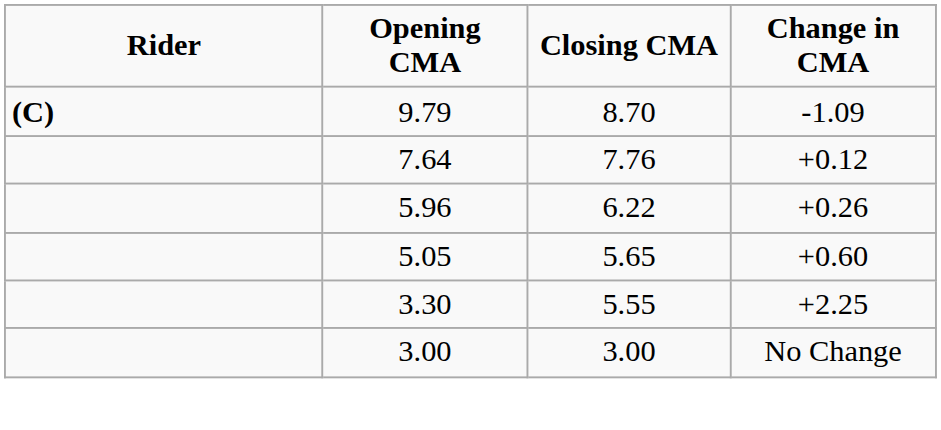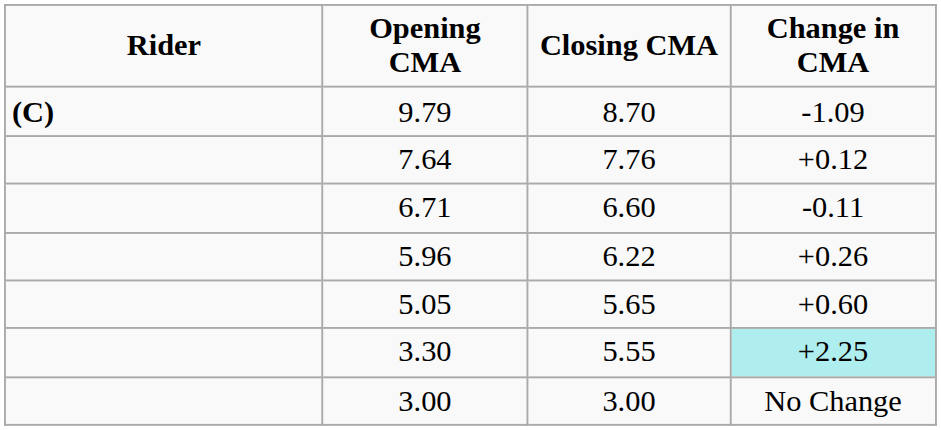+ row: (425, 207)
(833, 303) no background -> (833, 352) paleturquoise background
